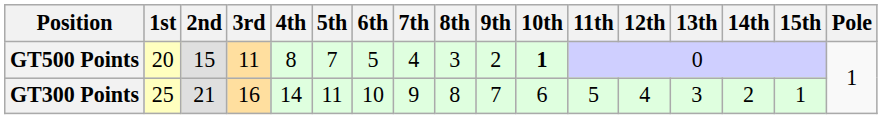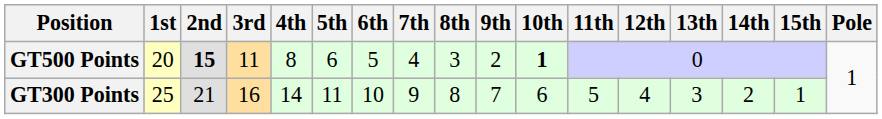(204, 59) normal -> (204, 59) bold
(332, 59) 7 -> (332, 59) 6
